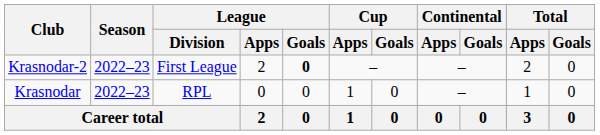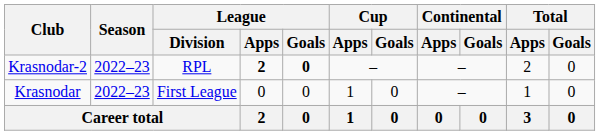(197, 67) First League -> (197, 67) RPL
(262, 67) normal -> (262, 67) bold
(197, 92) RPL -> (197, 92) First League
